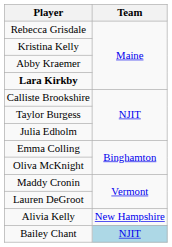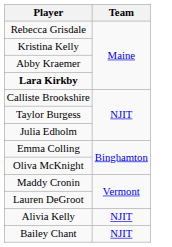(130, 217) New Hampshire -> (121, 217) NJIT
(130, 234) lightblue background -> (121, 234) no background
